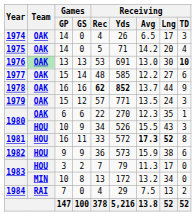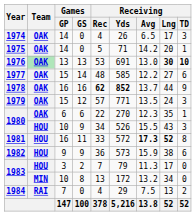(184, 50) 4 -> (184, 50) 1
(169, 62) normal -> (169, 62) bold
